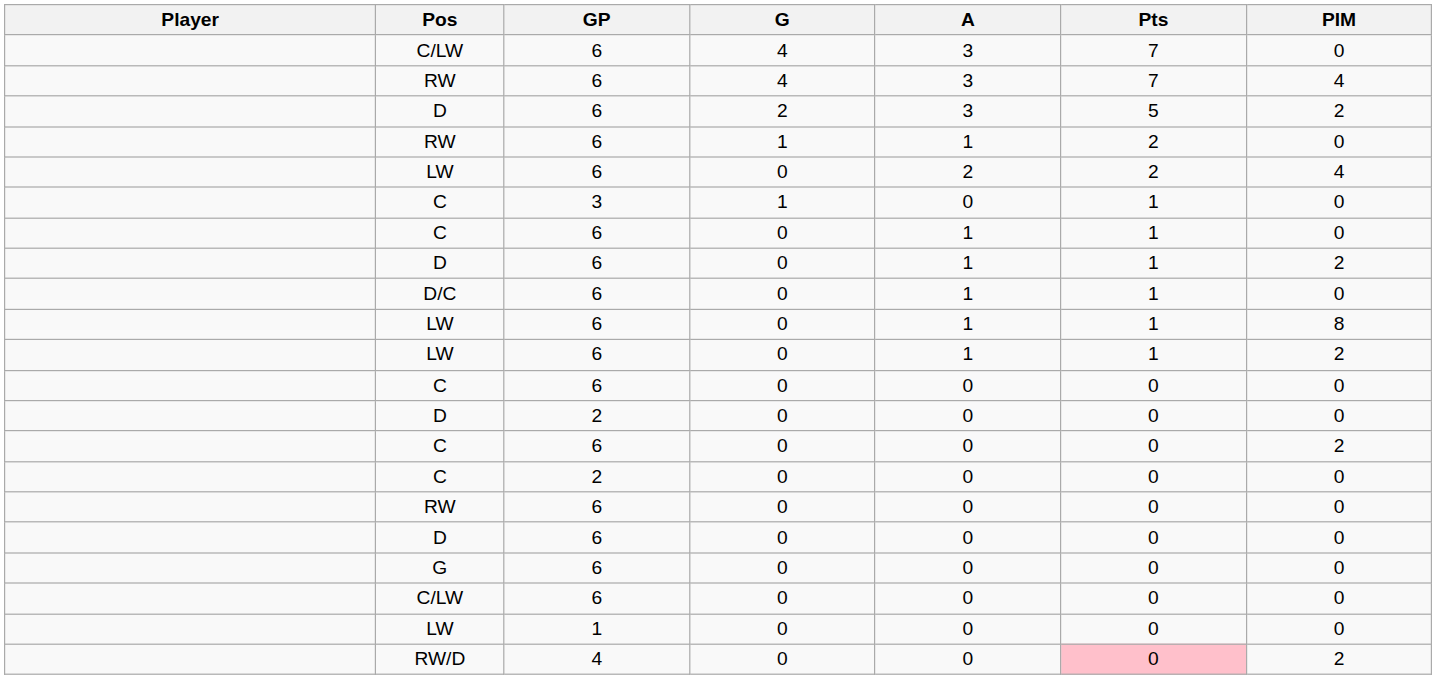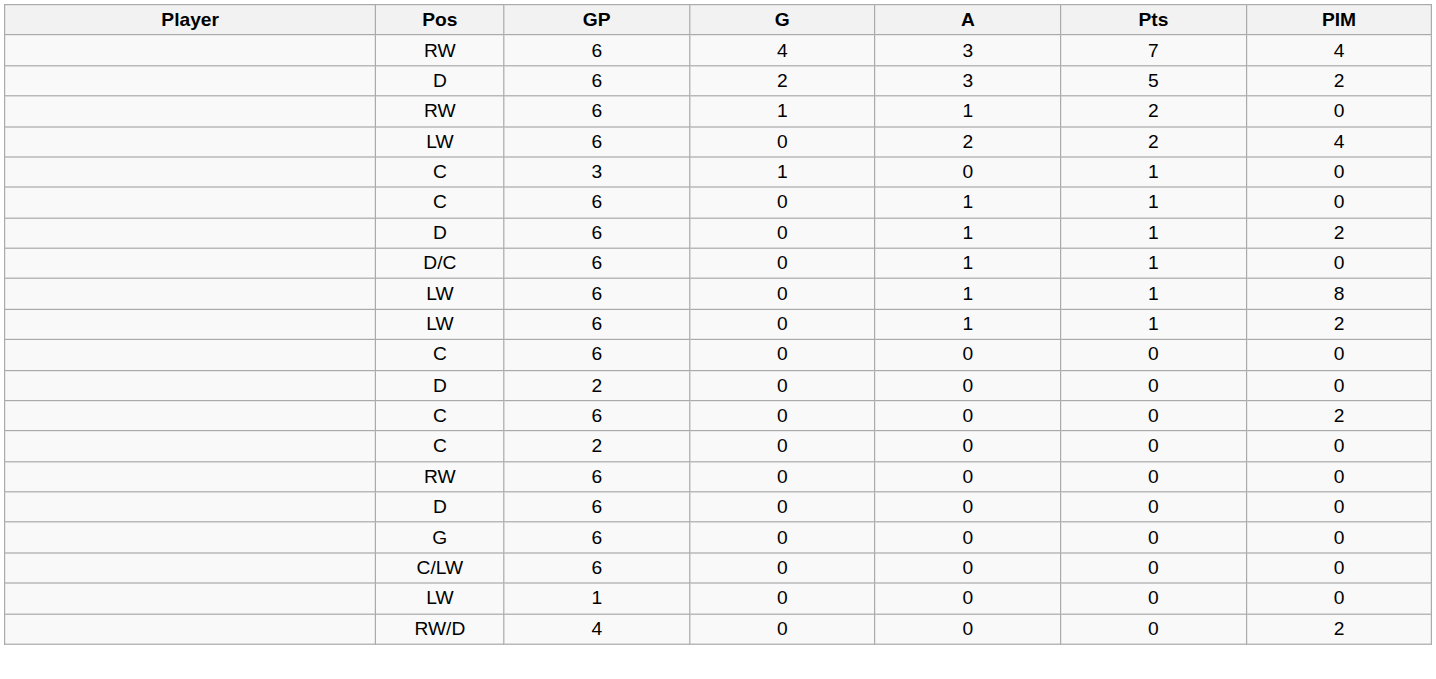- row: (440, 50)
(1153, 659) pink background -> (1153, 628) no background
